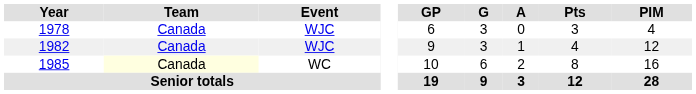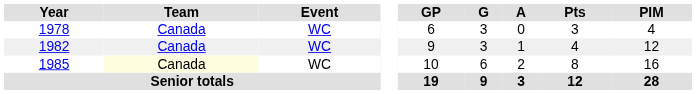(320, 29) WJC -> (320, 29) WC
(320, 47) WJC -> (320, 47) WC
